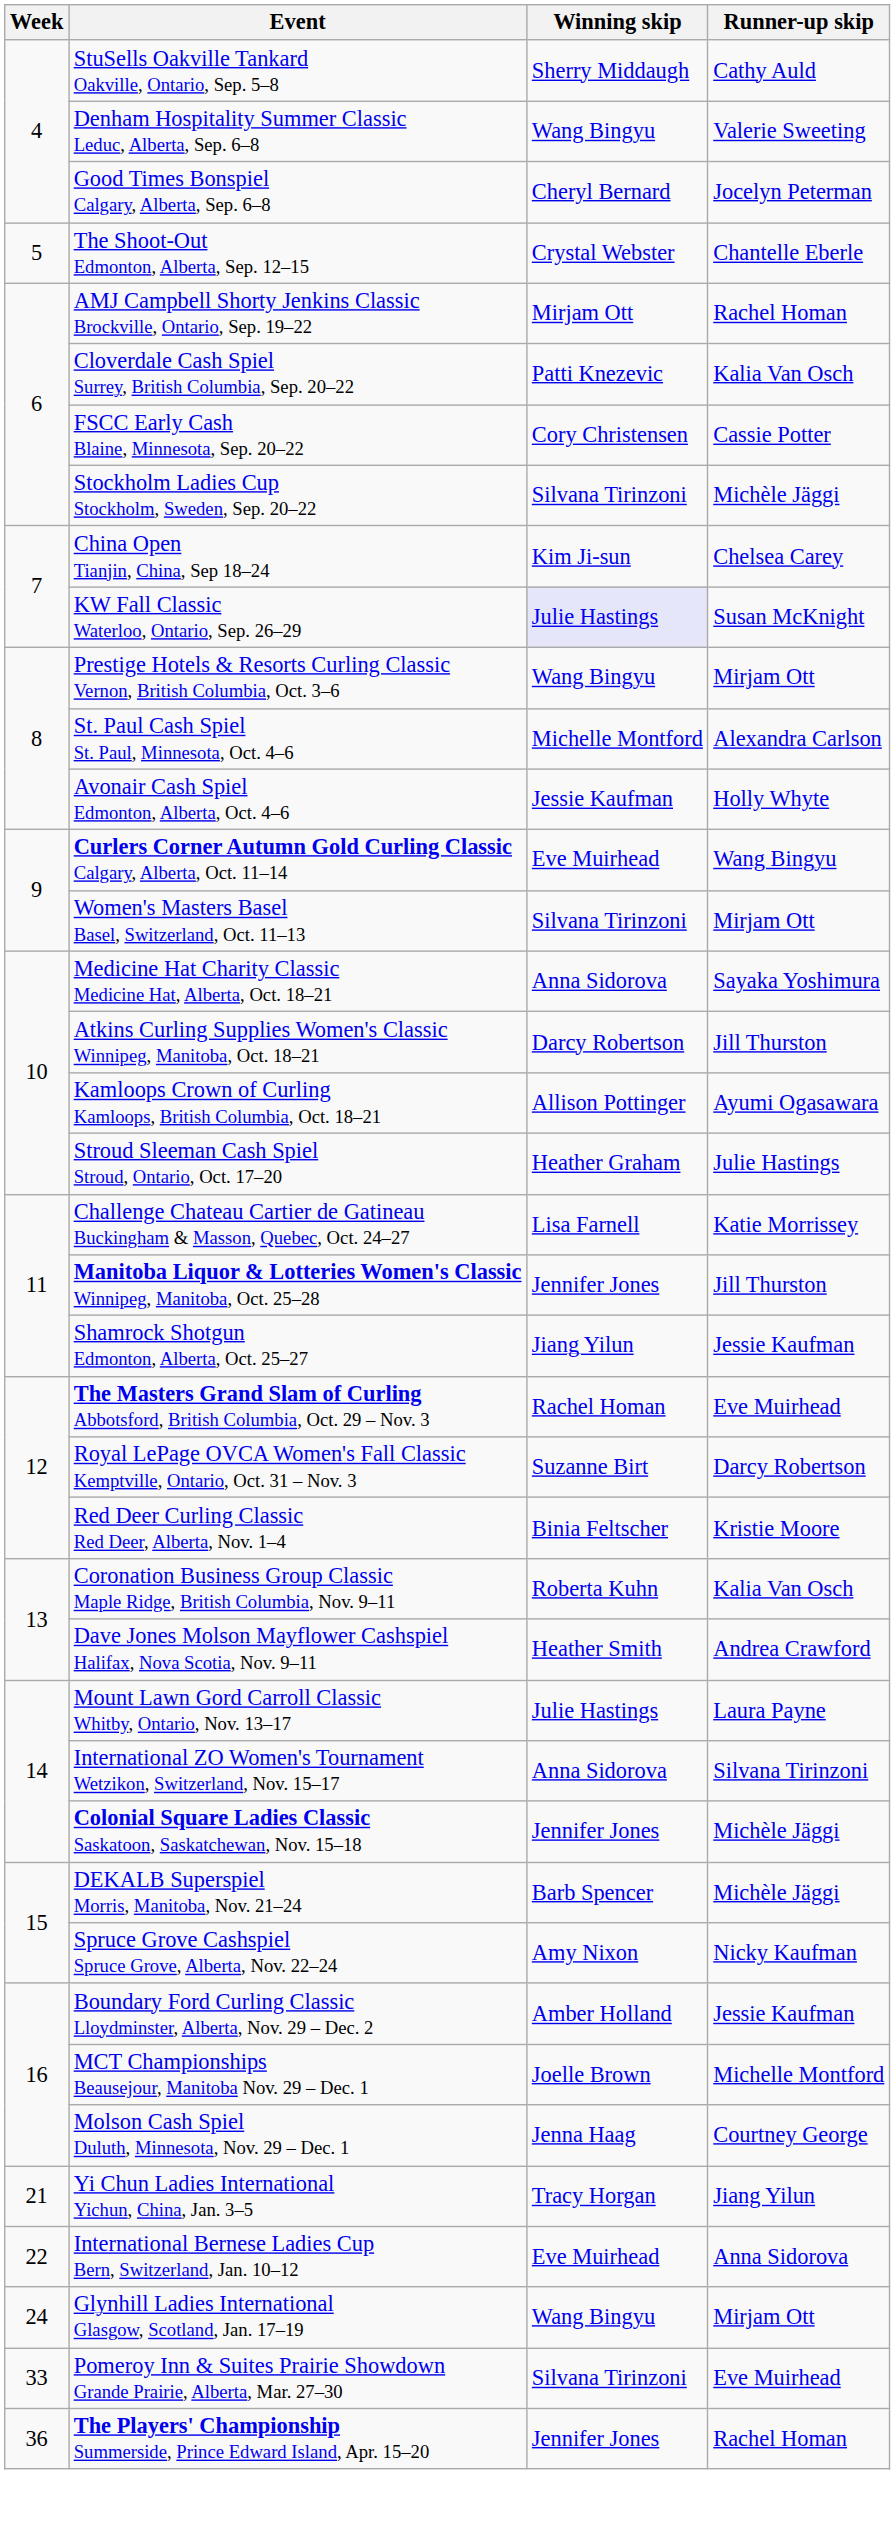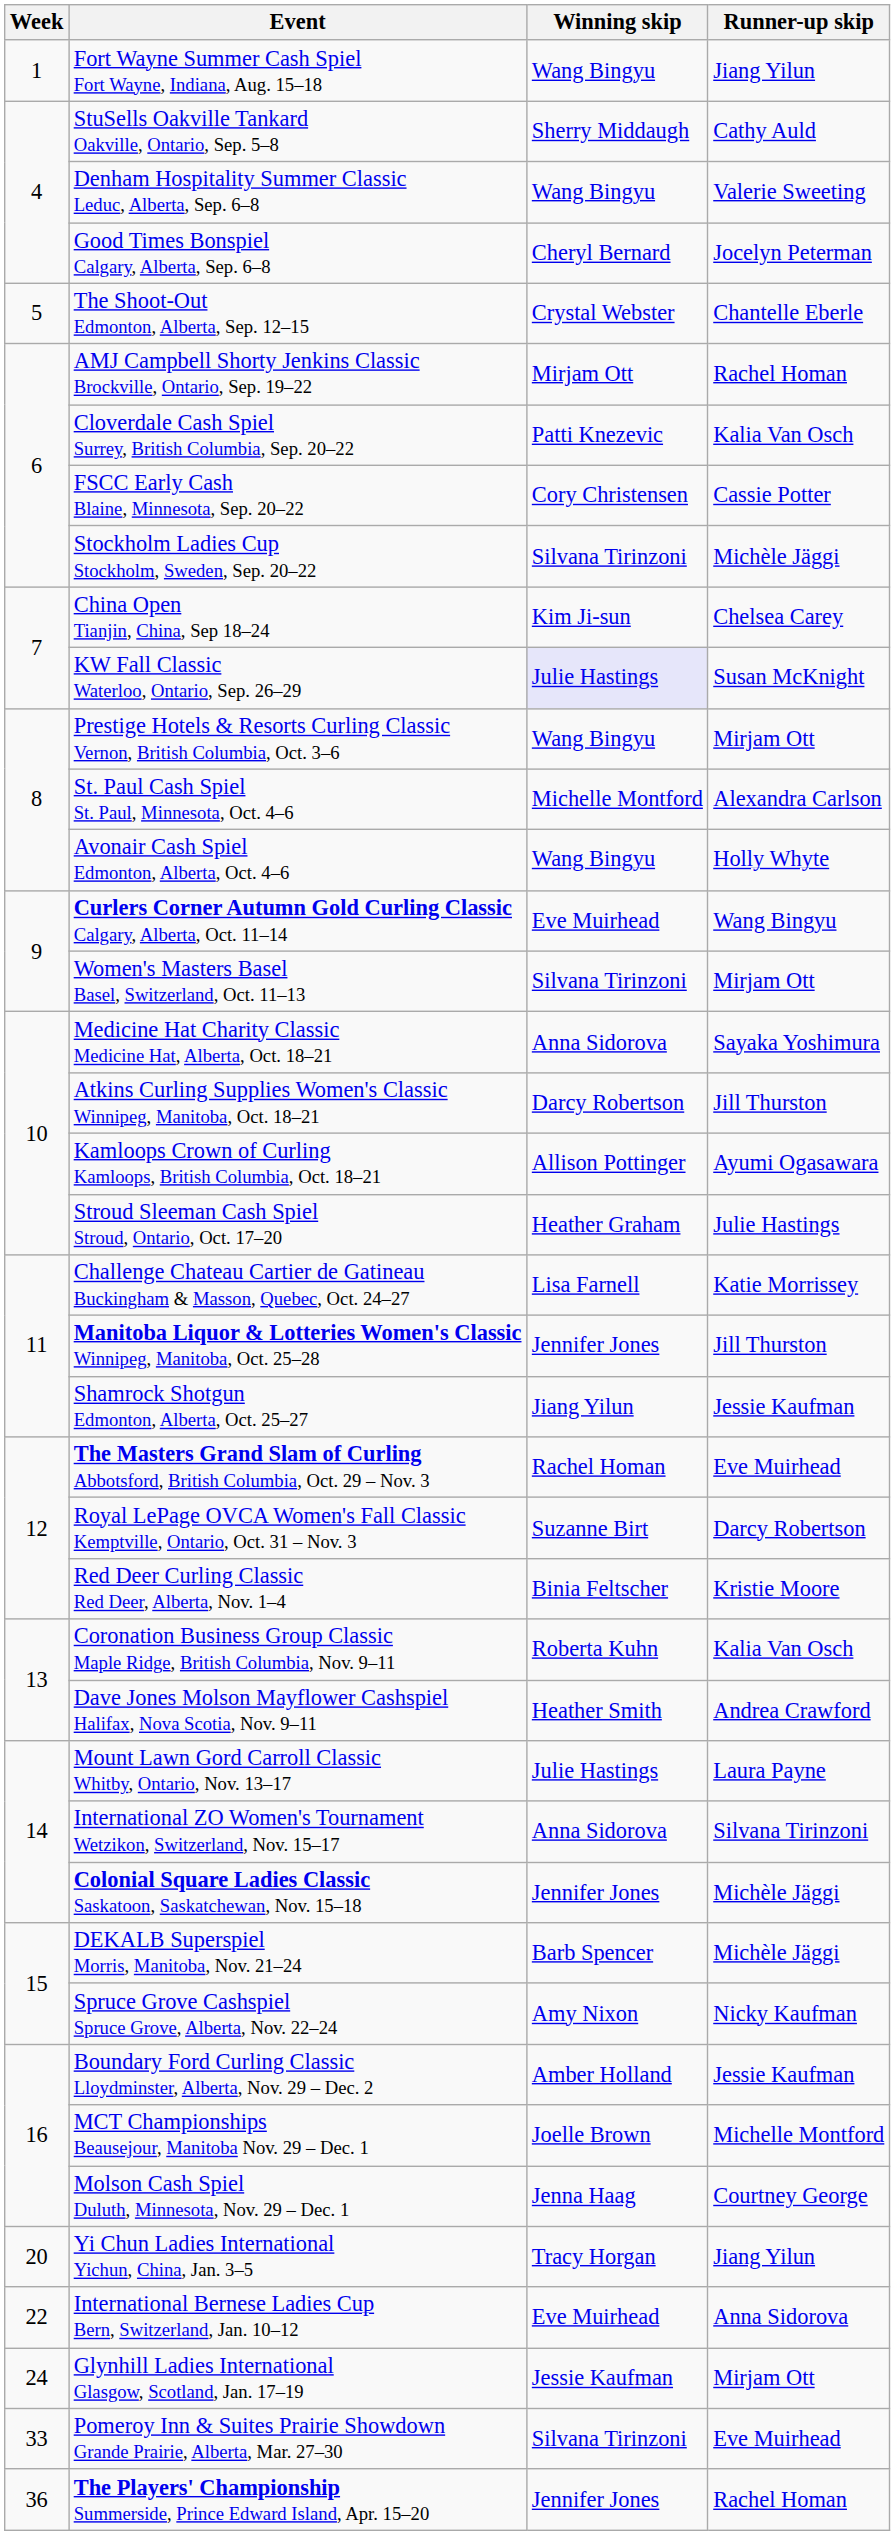+ row: (218, 70)
(602, 799) Jessie Kaufman -> (593, 859) Wang Bingyu
(37, 2195) 21 -> (37, 2256) 20
(593, 2317) Wang Bingyu -> (602, 2377) Jessie Kaufman
